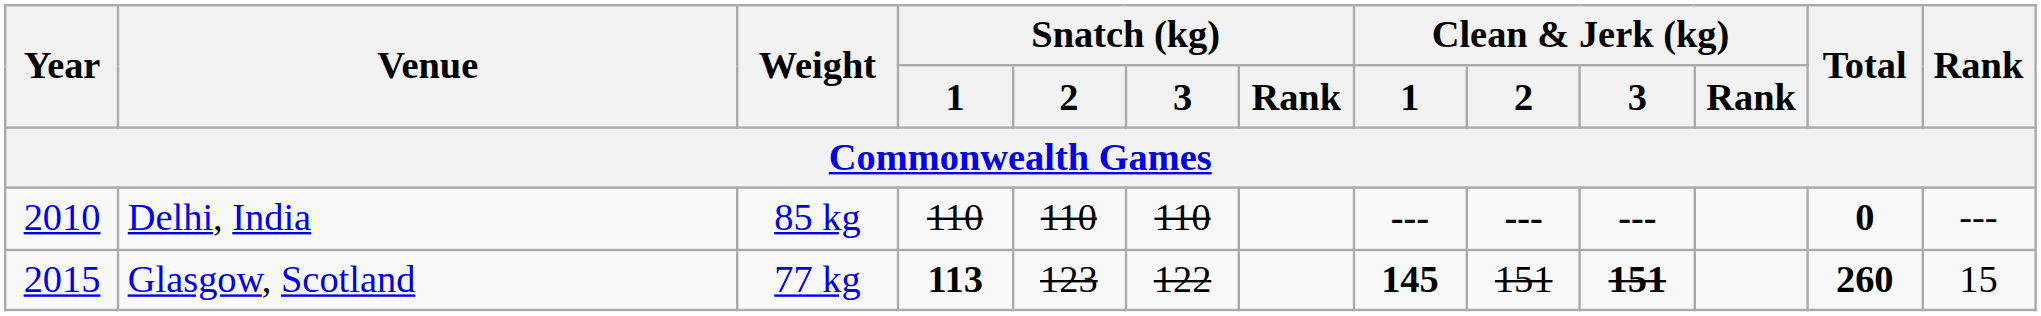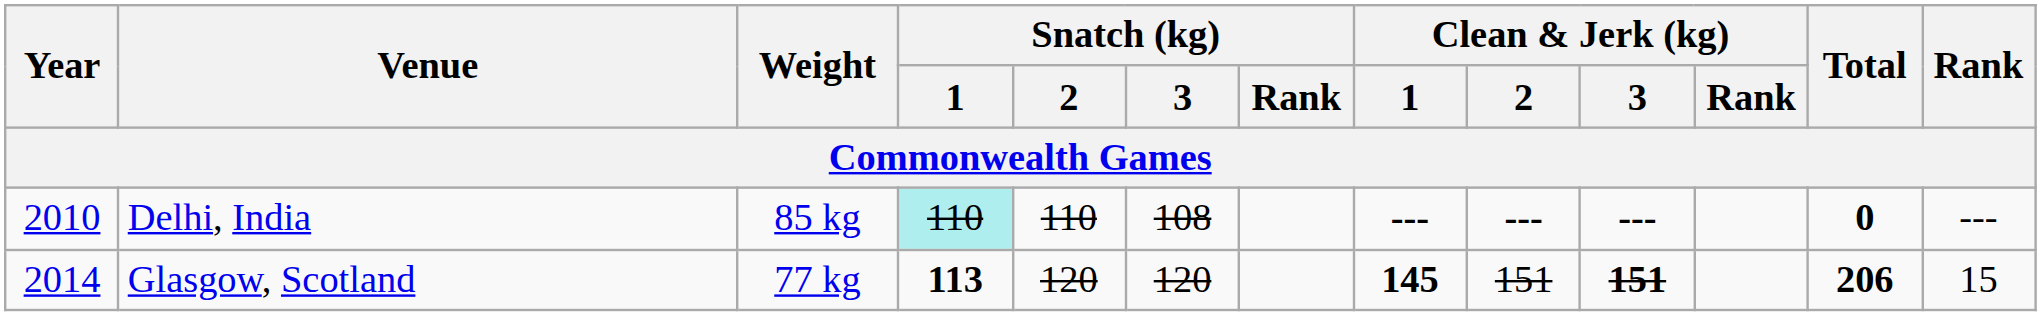(955, 217) no background -> (955, 217) paleturquoise background
(1183, 217) 110 -> (1183, 217) 108
(62, 278) 2015 -> (62, 278) 2014
(1069, 278) 123 -> (1069, 278) 120
(1183, 278) 122 -> (1183, 278) 120
(1865, 278) 260 -> (1865, 278) 206
